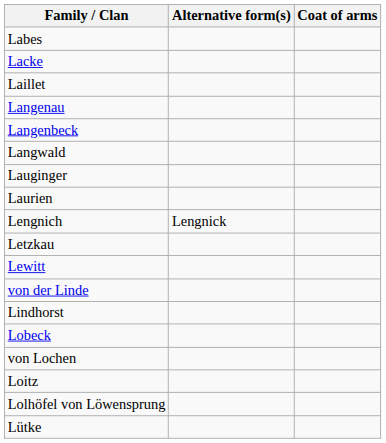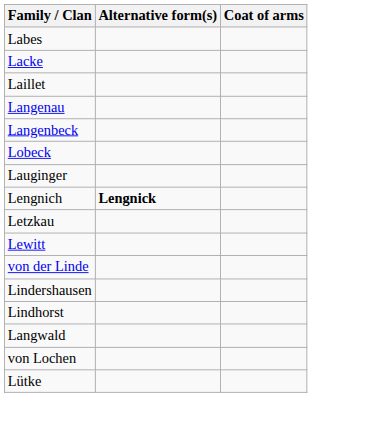rows swapped: (37, 152) <-> (29, 335)
- row: (30, 198)
(199, 221) normal -> (127, 198) bold
+ row: (50, 289)
- row: (23, 381)
- row: (87, 404)
